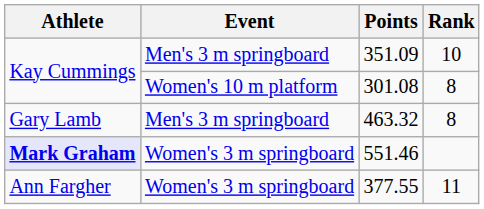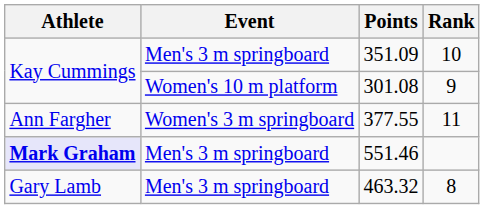(451, 87) 8 -> (451, 87) 9
rows swapped: (391, 186) <-> (391, 120)
(250, 153) Women's 3 m springboard -> (237, 153) Men's 3 m springboard
